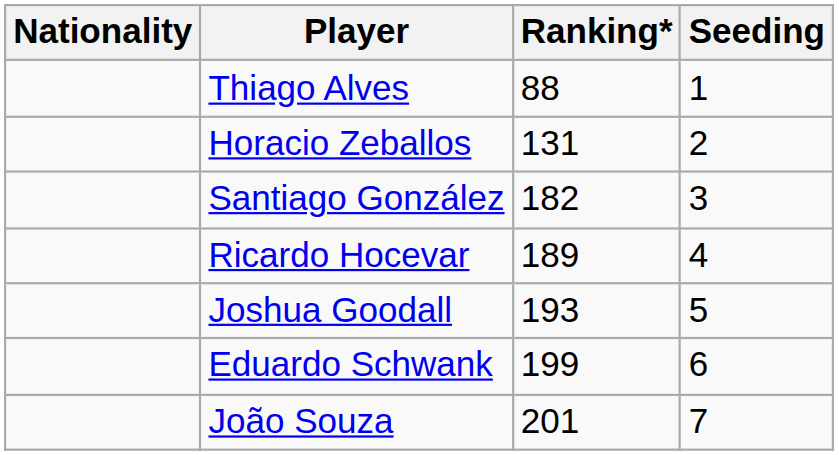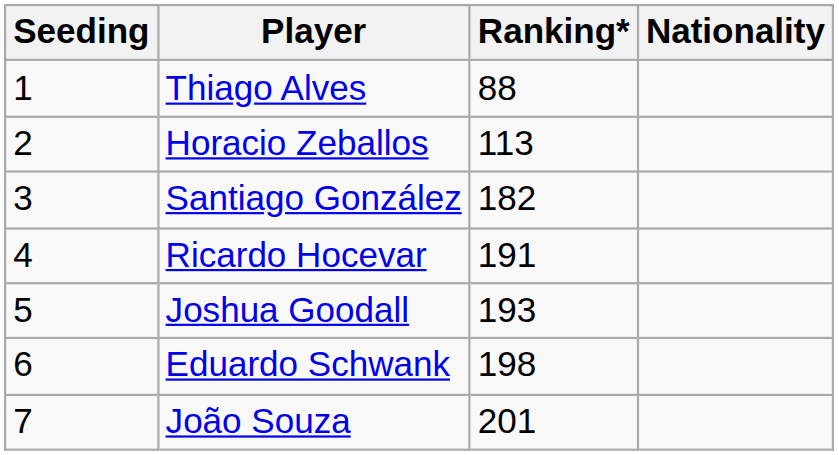columns swapped: (103, 32) <-> (757, 32)
(550, 143) 131 -> (506, 143) 113
(550, 254) 189 -> (507, 254) 191
(550, 365) 199 -> (507, 365) 198
